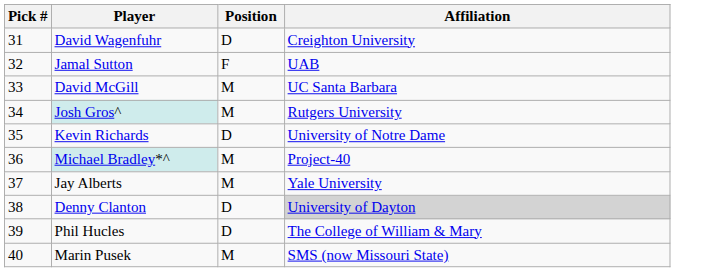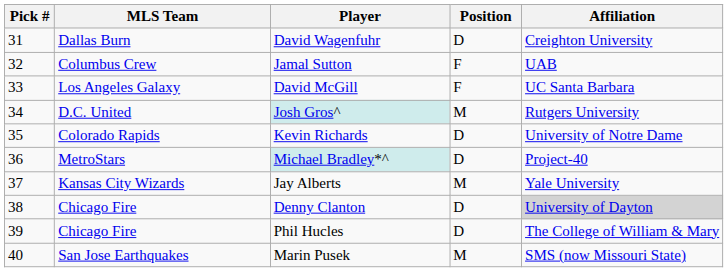+ column: (162, 16)
(228, 87) M -> (457, 87) F
(228, 159) M -> (459, 159) D
